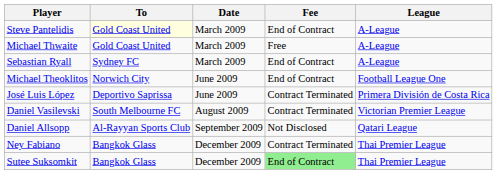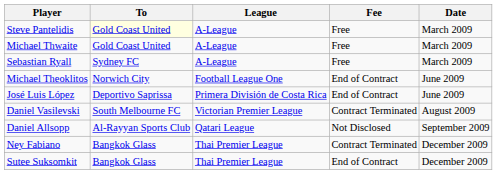columns swapped: (424, 12) <-> (229, 12)
(301, 29) End of Contract -> (341, 29) Free
(301, 62) End of Contract -> (341, 62) Free
(310, 95) Contract Terminated -> (365, 95) End of Contract
(301, 161) lightgreen background -> (365, 161) no background
